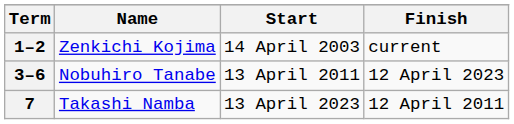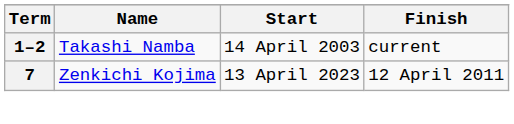(137, 47) Zenkichi Kojima -> (127, 47) Takashi Namba
- row: (30, 76)
(127, 104) Takashi Namba -> (137, 76) Zenkichi Kojima
